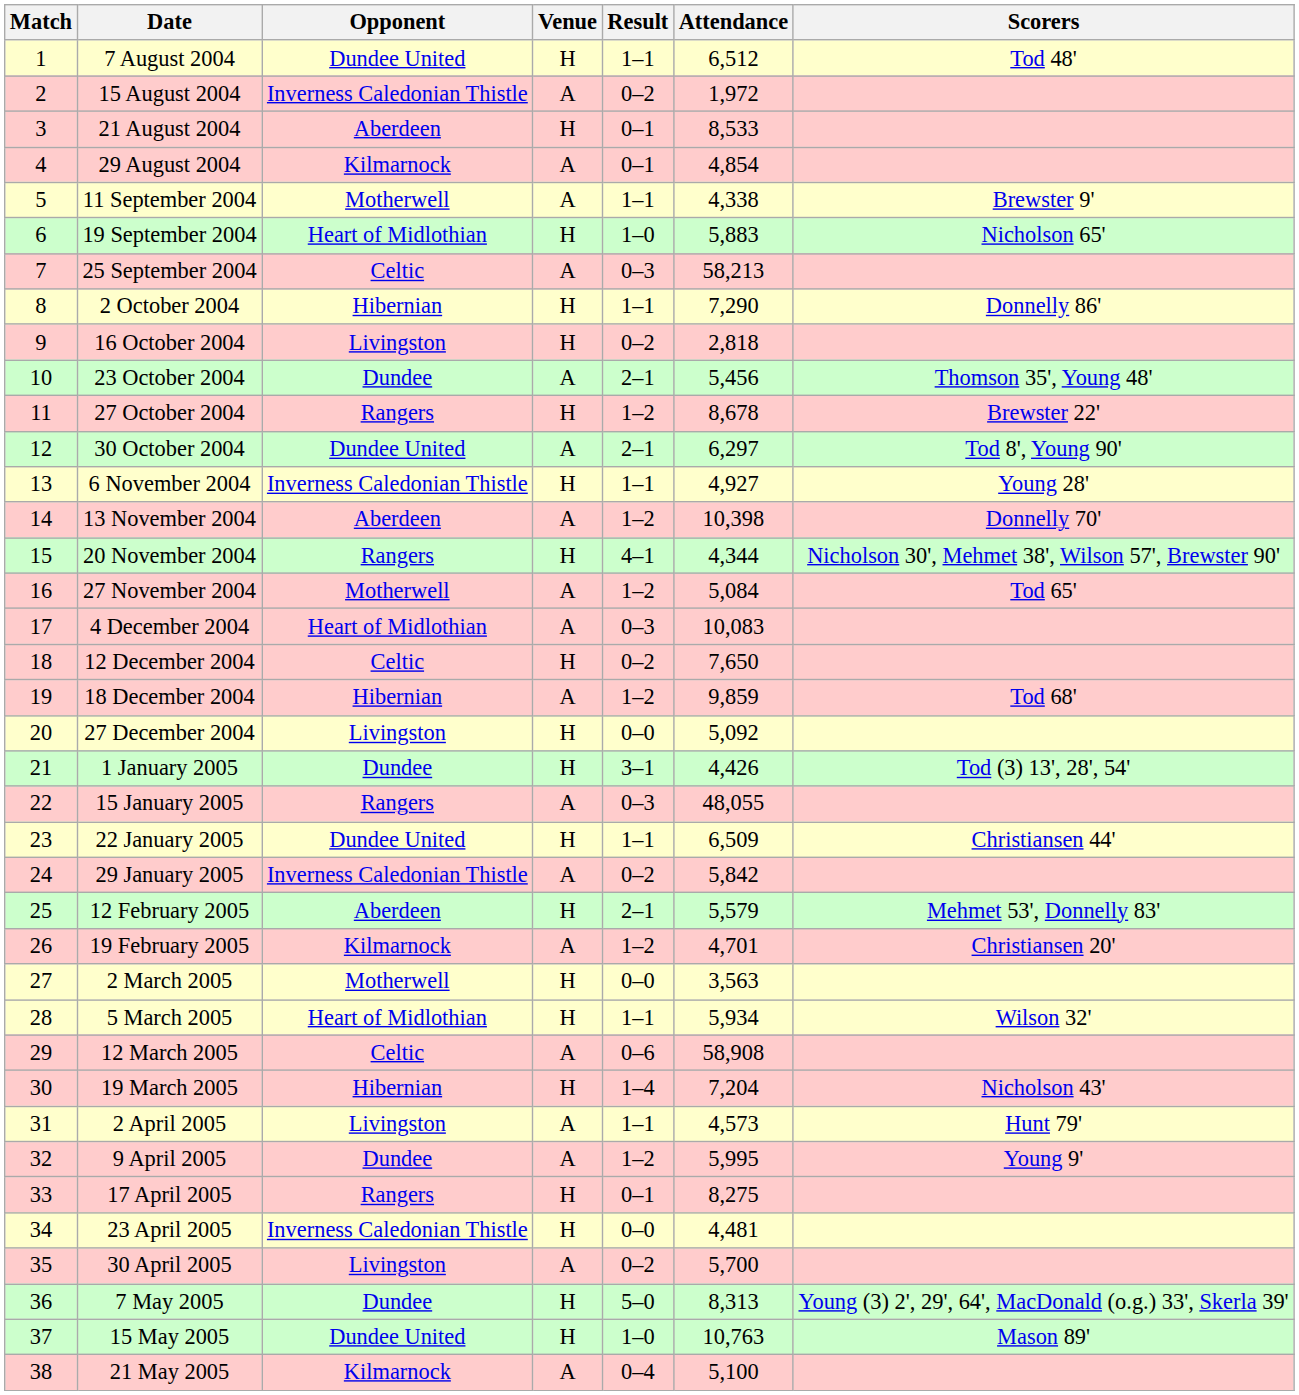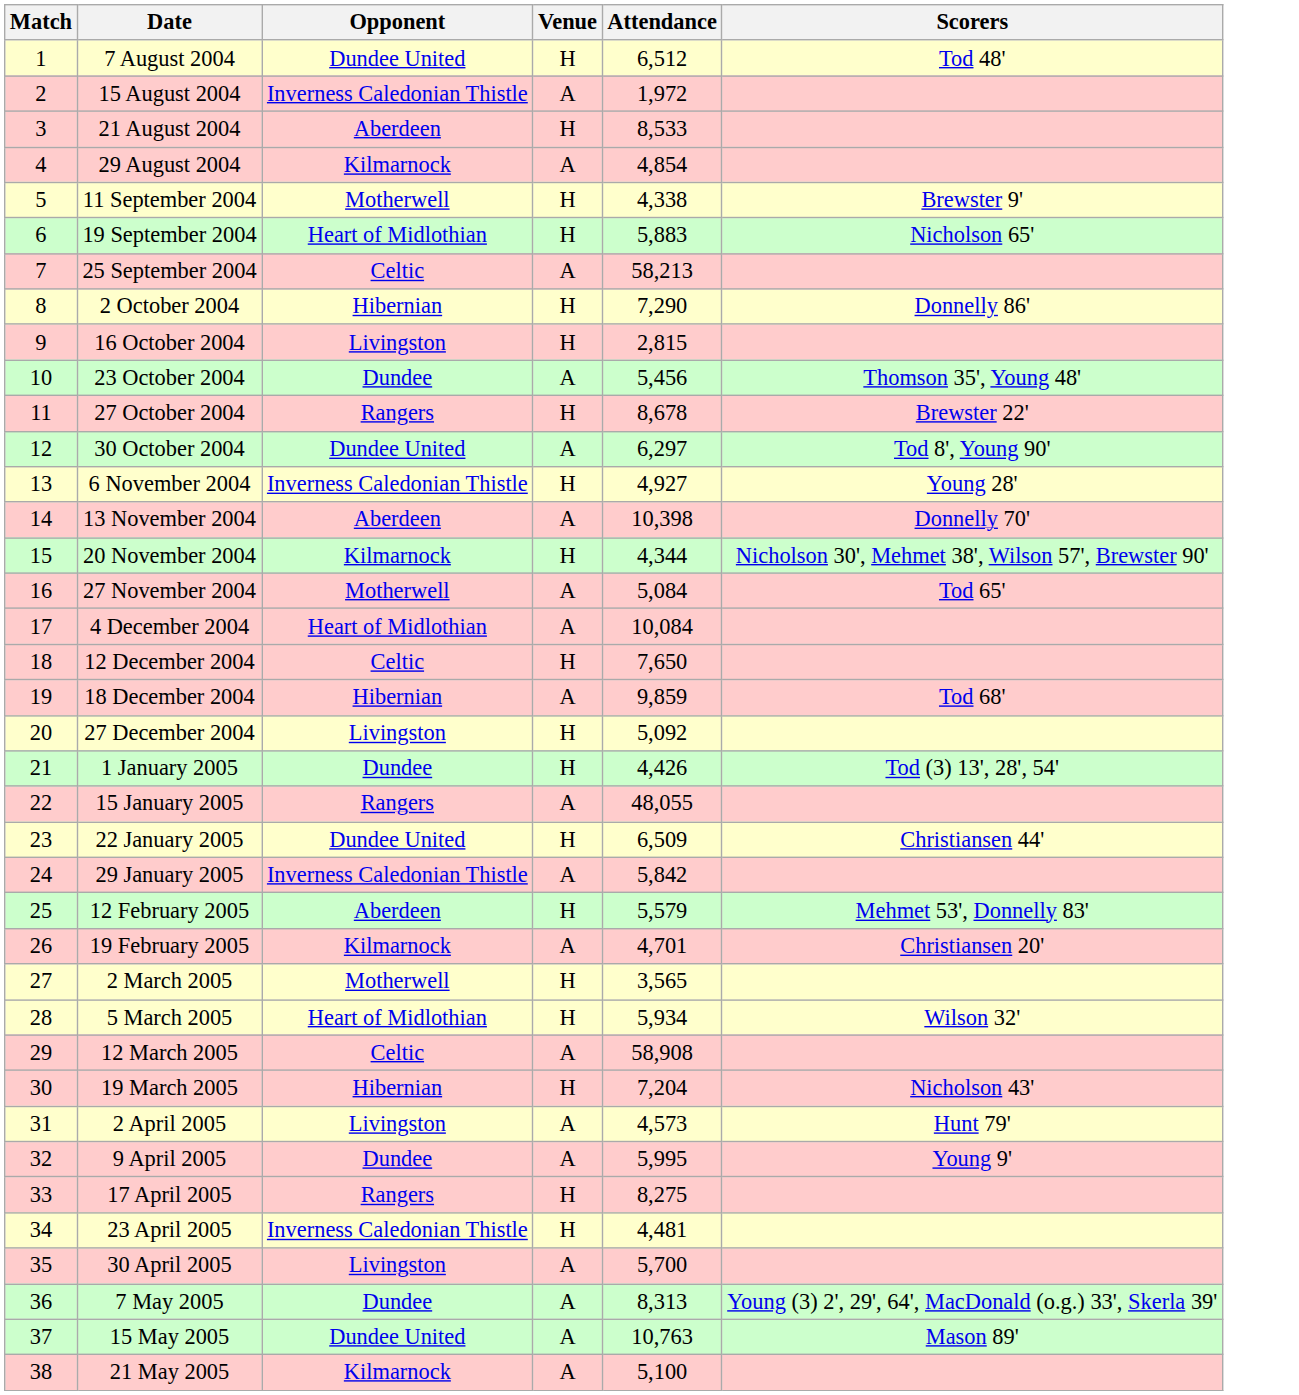- column: (638, 22)
(568, 199) A -> (568, 199) H
(733, 341) 2,818 -> (662, 341) 2,815
(397, 555) Rangers -> (397, 555) Kilmarnock
(733, 626) 10,083 -> (662, 626) 10,084
(733, 981) 3,563 -> (662, 981) 3,565
(568, 1301) H -> (568, 1301) A
(568, 1336) H -> (568, 1336) A
